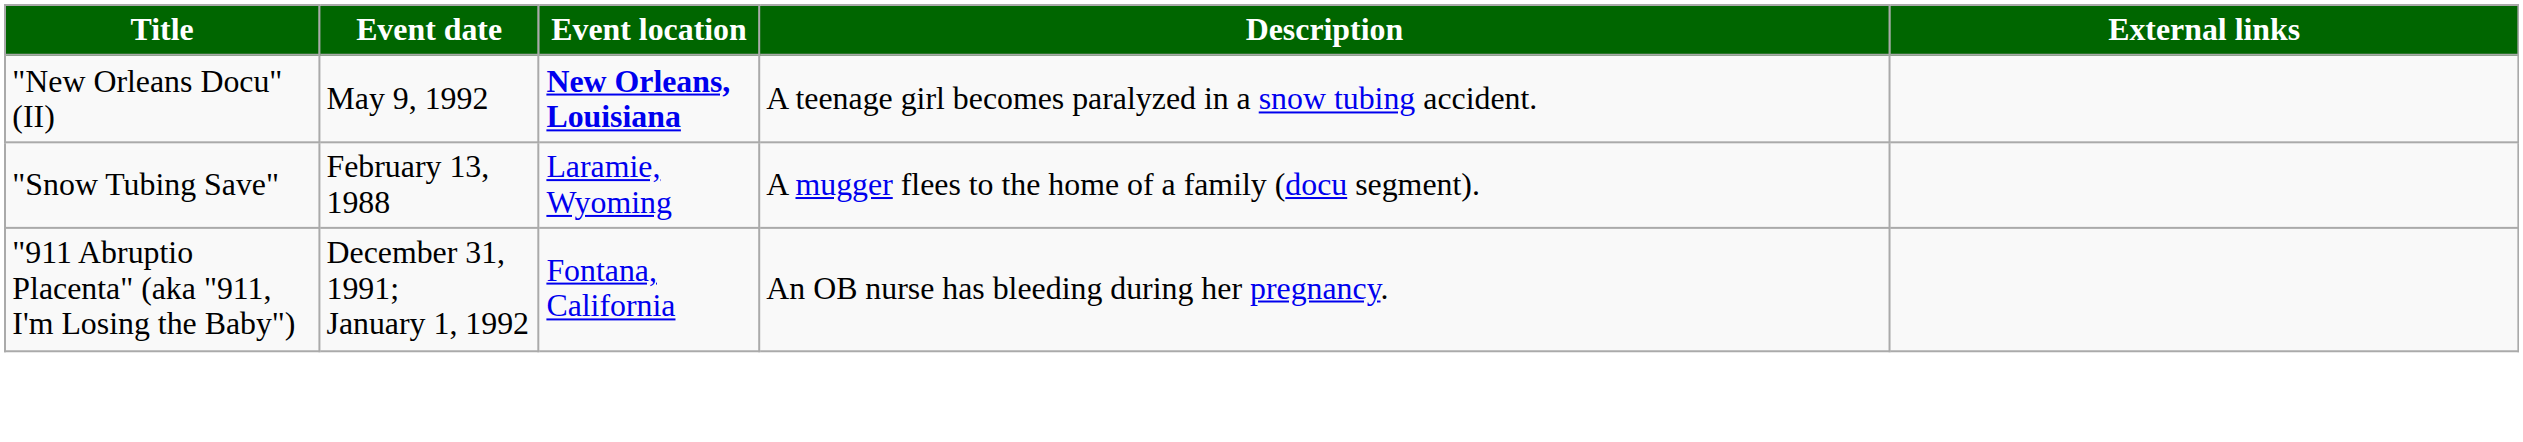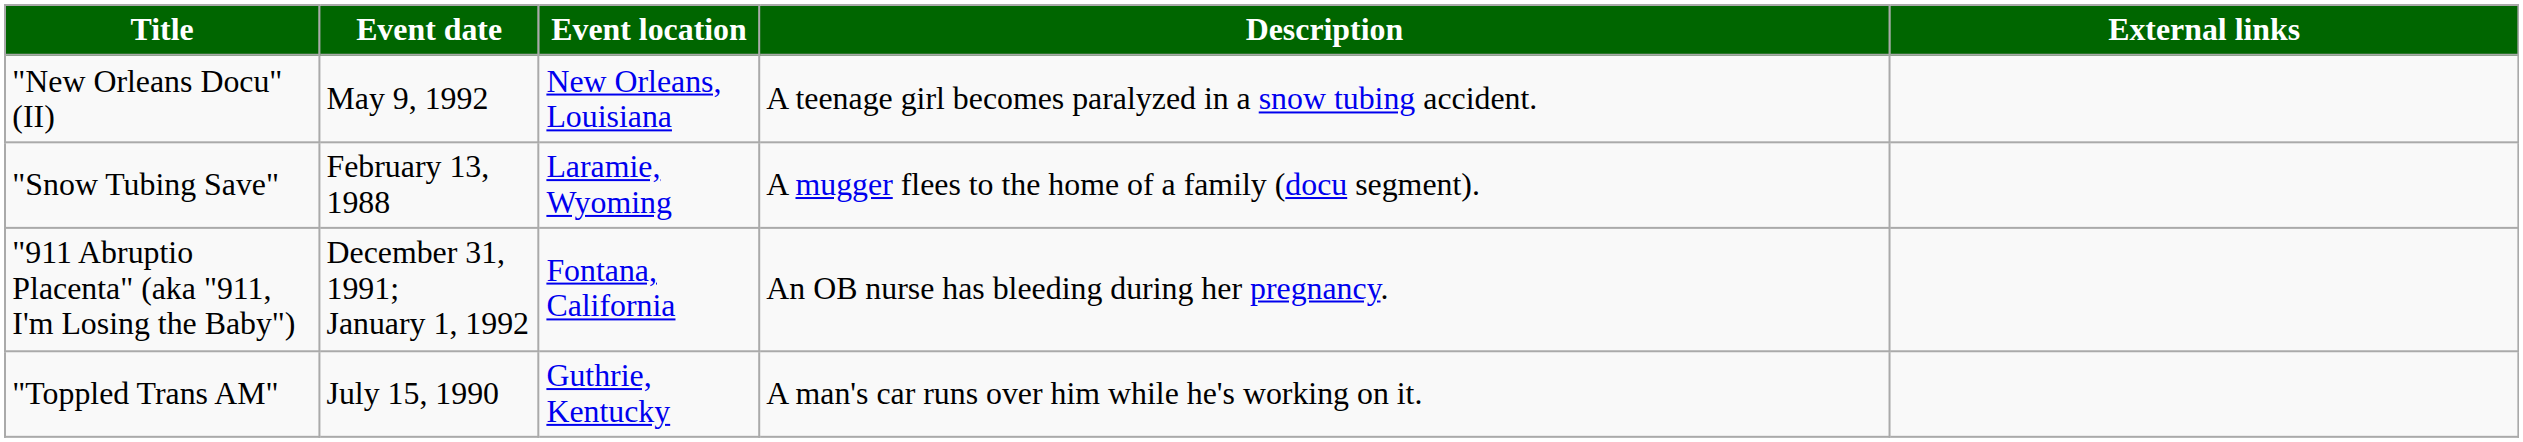(638, 98) bold -> (634, 98) normal
+ row: (145, 392)
